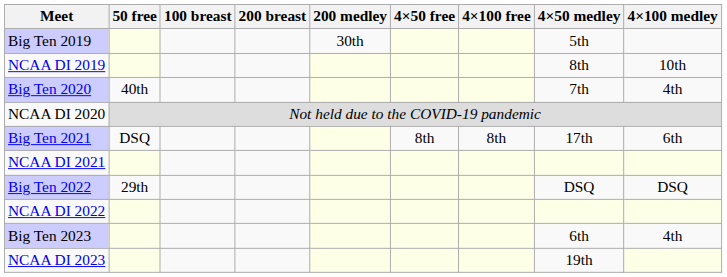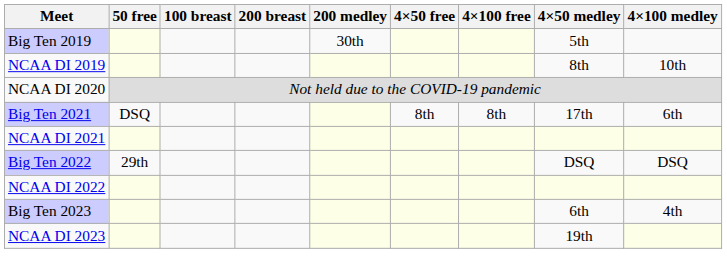- row: (50, 89)
